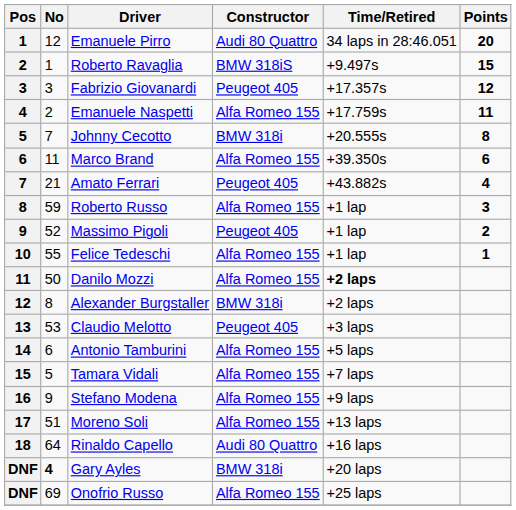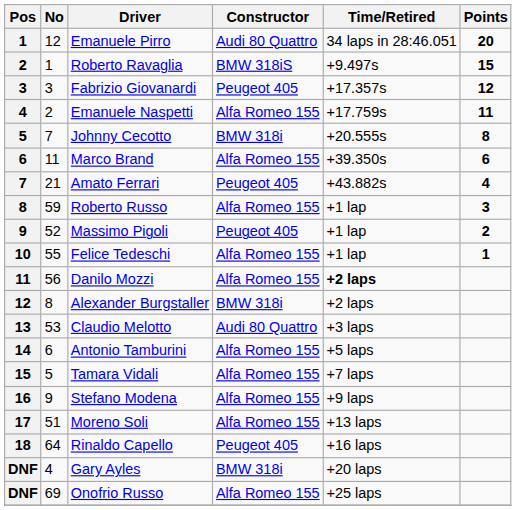(53, 278) 50 -> (53, 278) 56
(257, 326) Peugeot 405 -> (267, 326) Audi 80 Quattro
(267, 445) Audi 80 Quattro -> (257, 445) Peugeot 405
(49, 469) bold -> (49, 469) normal
